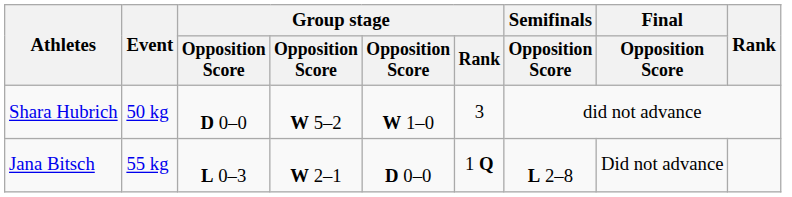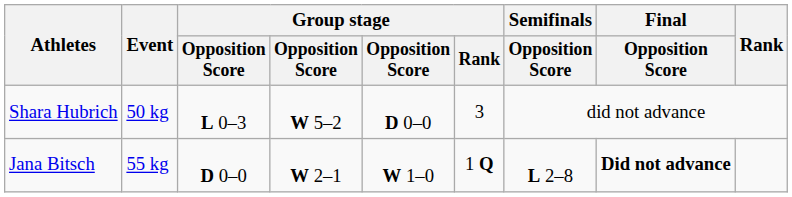(224, 123) D 0–0 -> (224, 123) L 0–3
(408, 123) W 1–0 -> (408, 123) D 0–0
(224, 176) L 0–3 -> (224, 176) D 0–0
(408, 176) D 0–0 -> (408, 176) W 1–0
(662, 165) normal -> (666, 165) bold
